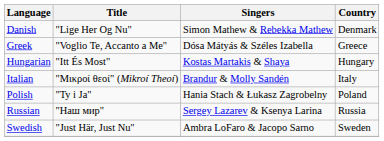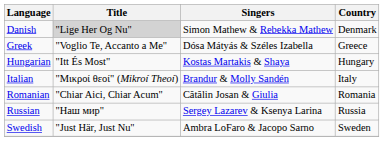(94, 29) no background -> (94, 29) lightgrey background
- row: (20, 95)
+ row: (28, 95)
